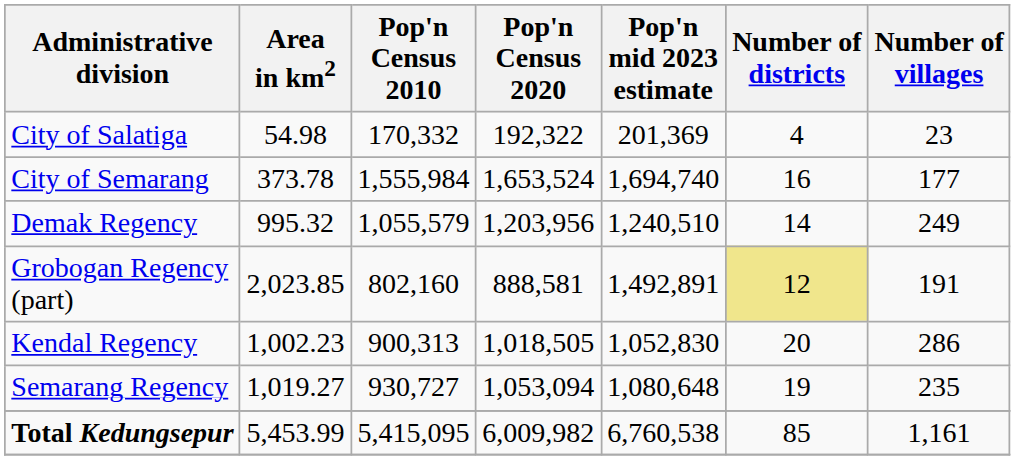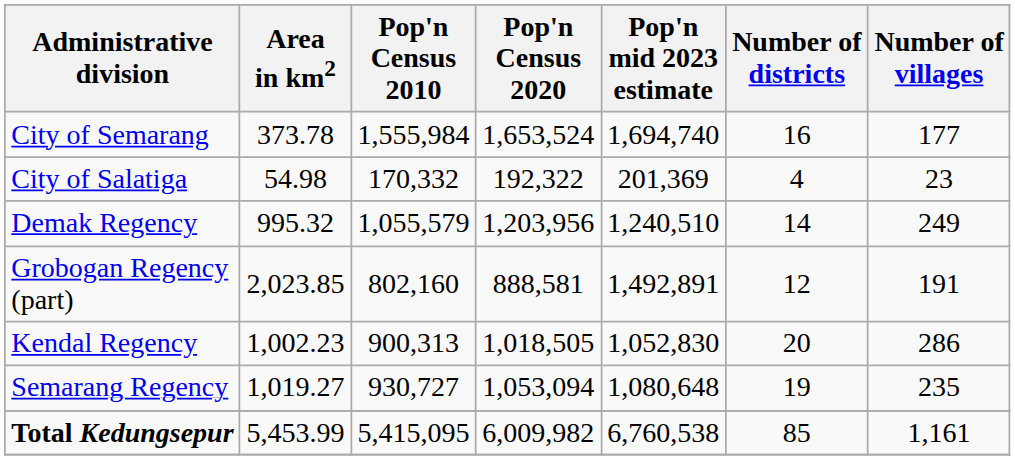rows swapped: (110, 178) <-> (99, 134)
(797, 283) khaki background -> (797, 283) no background
